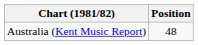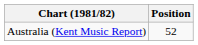(171, 31) 48 -> (171, 31) 52
